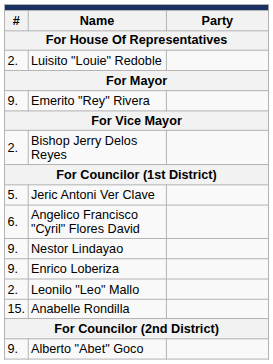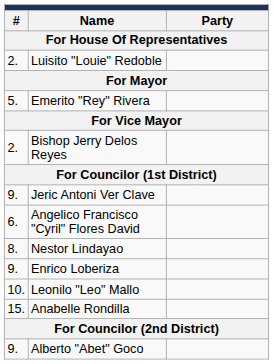(13, 101) 9. -> (13, 101) 5.
(13, 195) 5. -> (13, 195) 9.
(13, 249) 9. -> (13, 249) 8.
(13, 289) 2. -> (16, 289) 10.
